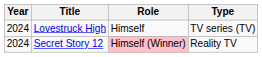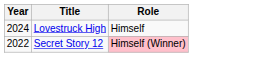- column: (223, 12)
(18, 44) 2024 -> (18, 44) 2022
